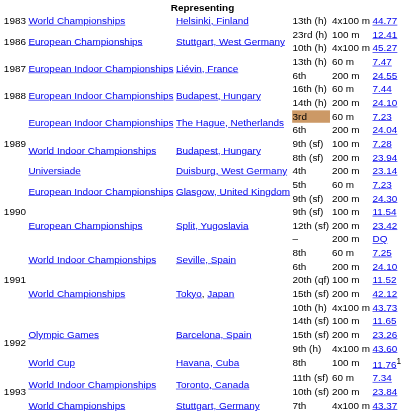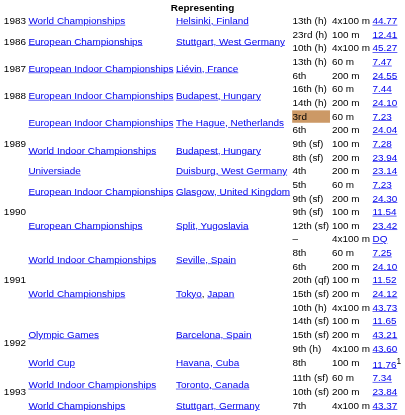(346, 225) 200 m -> (346, 225) 100 m
(346, 239) 200 m -> (351, 239) 4x100 m
(385, 294) 42.12 -> (385, 294) 24.12
(385, 334) 23.26 -> (385, 334) 43.21
